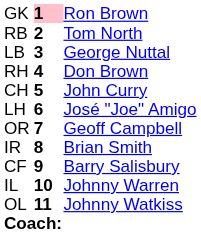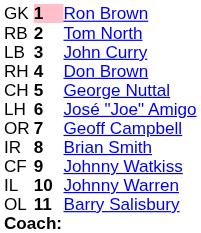(117, 52) George Nuttal -> (105, 52) John Curry
(105, 90) John Curry -> (117, 90) George Nuttal
(122, 166) Barry Salisbury -> (123, 166) Johnny Watkiss
(123, 204) Johnny Watkiss -> (122, 204) Barry Salisbury
